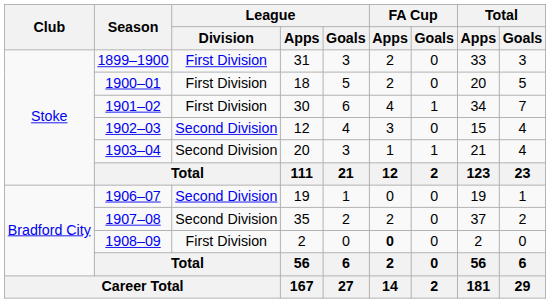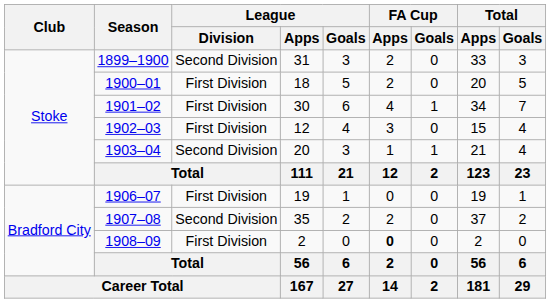(226, 60) First Division -> (226, 60) Second Division
(226, 128) Second Division -> (226, 128) First Division
(226, 196) Second Division -> (226, 196) First Division
